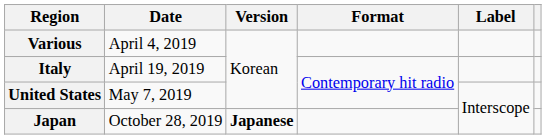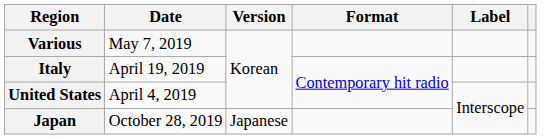(152, 43) April 4, 2019 -> (150, 43) May 7, 2019
(150, 95) May 7, 2019 -> (152, 95) April 4, 2019
(262, 120) bold -> (259, 120) normal
